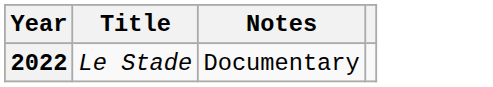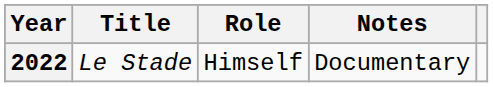+ column: (253, 24)
